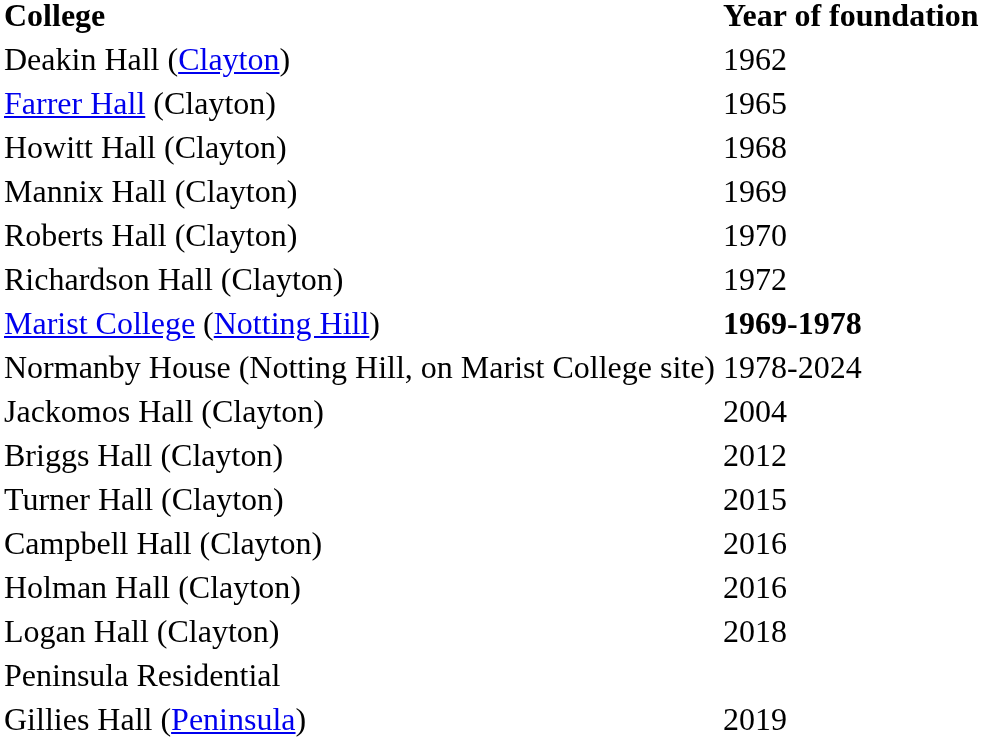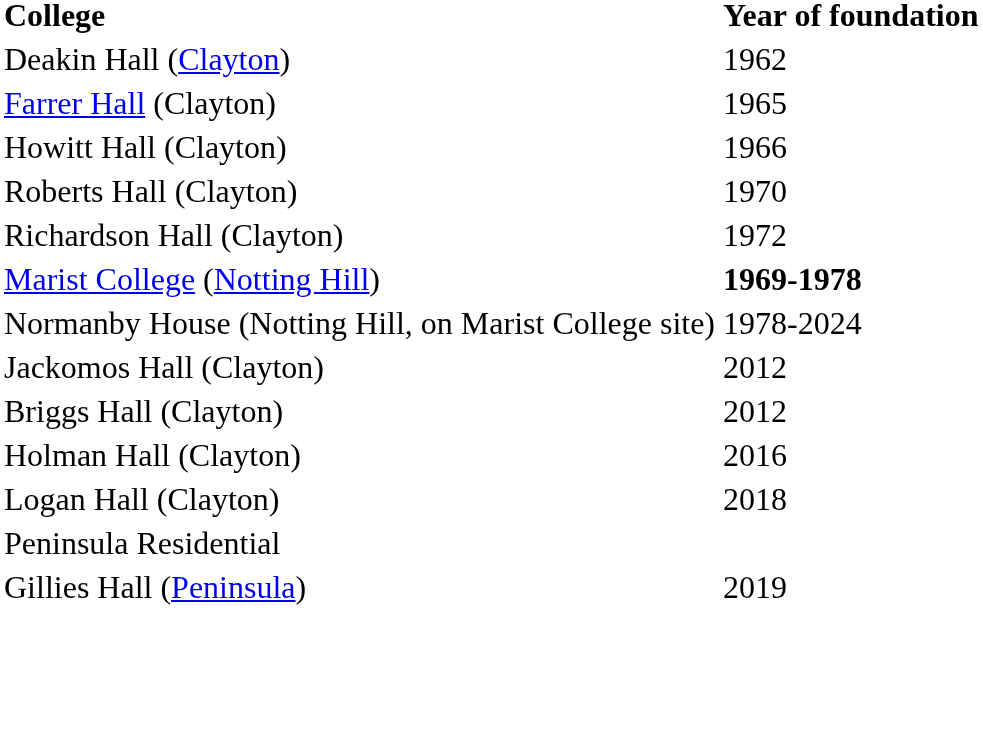(755, 147) 1968 -> (755, 147) 1966
- row: (151, 191)
(755, 411) 2004 -> (755, 367) 2012
- row: (144, 499)
- row: (163, 543)
